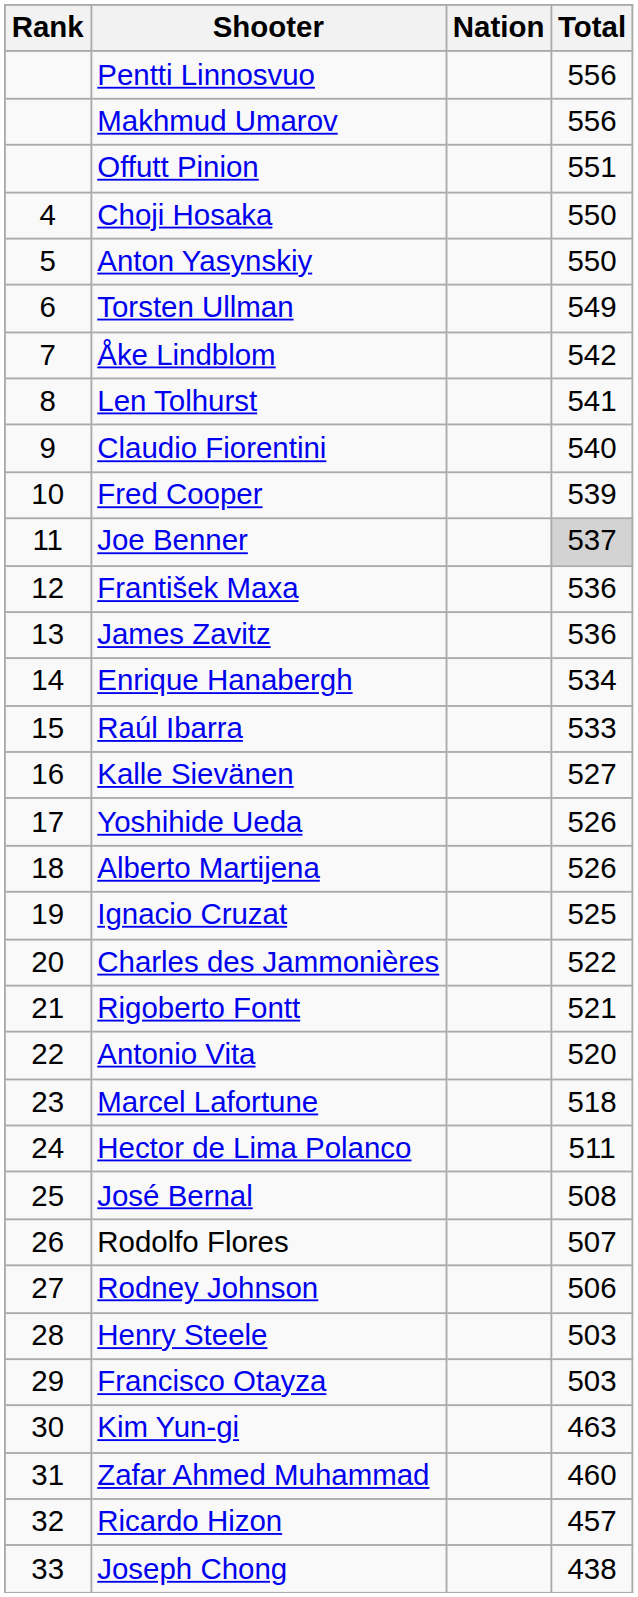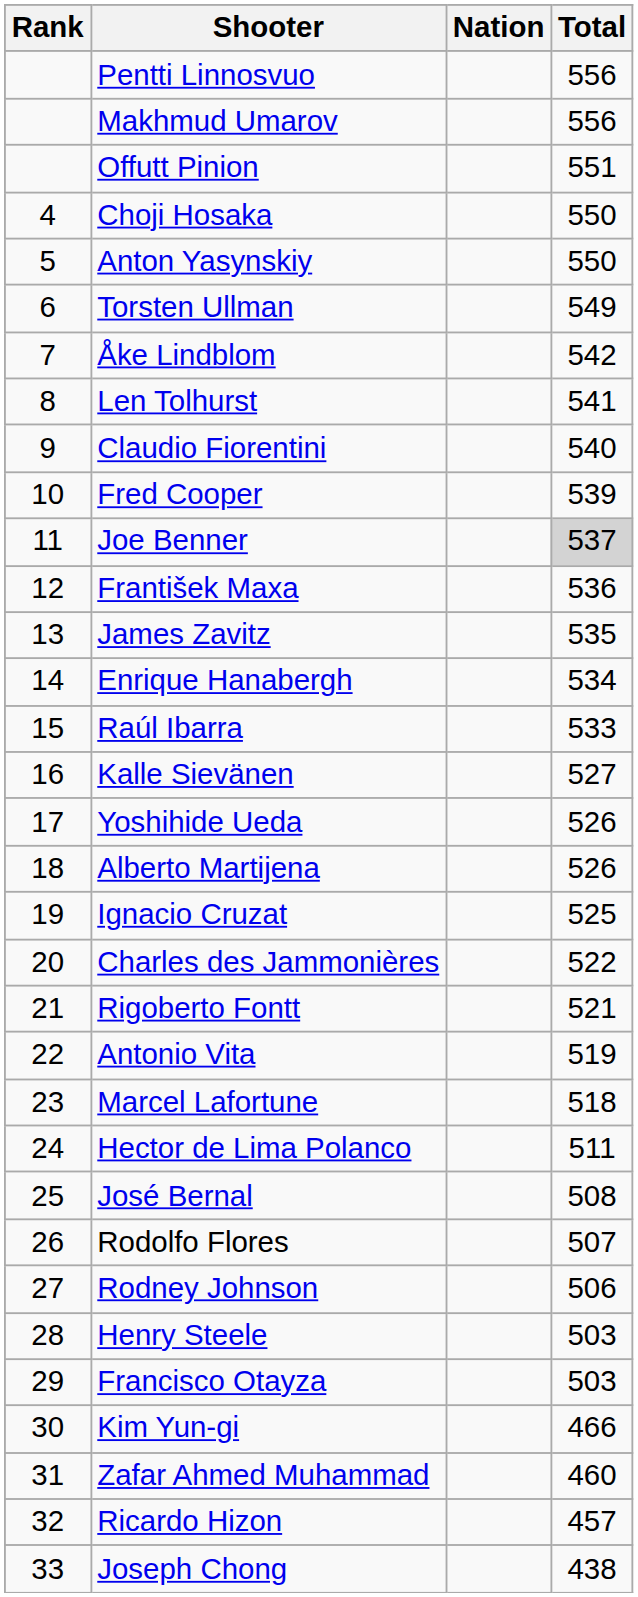(592, 634) 536 -> (592, 634) 535
(592, 1055) 520 -> (592, 1055) 519
(592, 1428) 463 -> (592, 1428) 466
